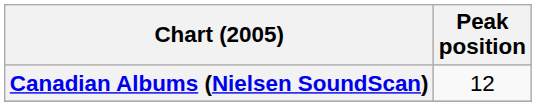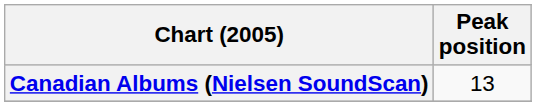(482, 82) 12 -> (482, 82) 13
